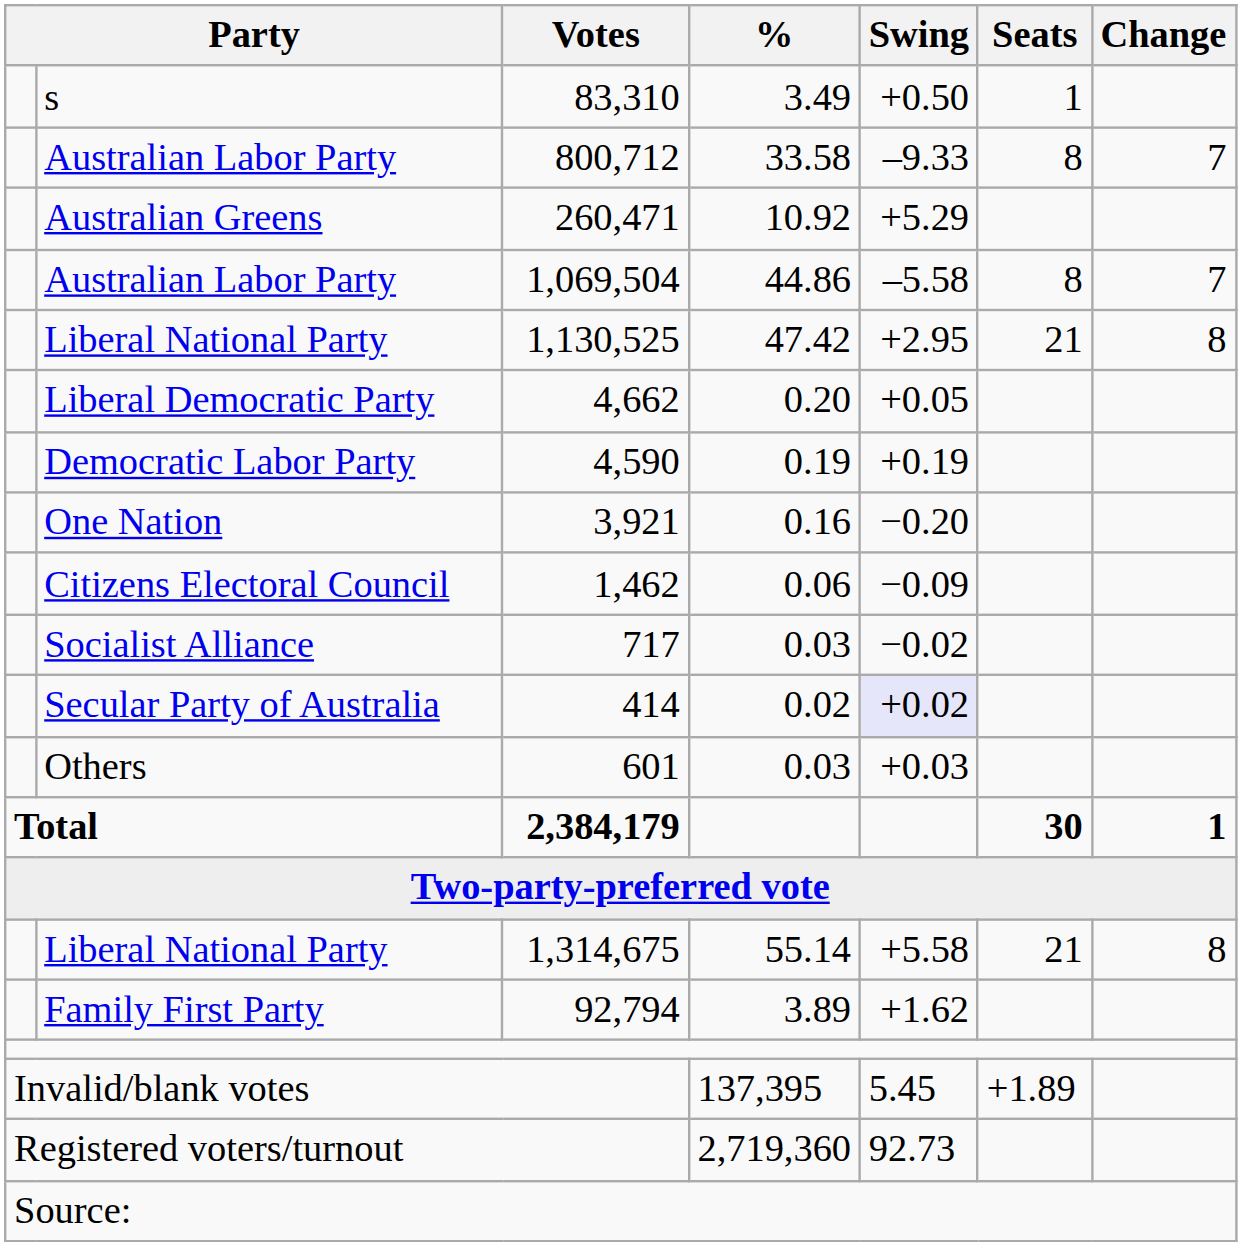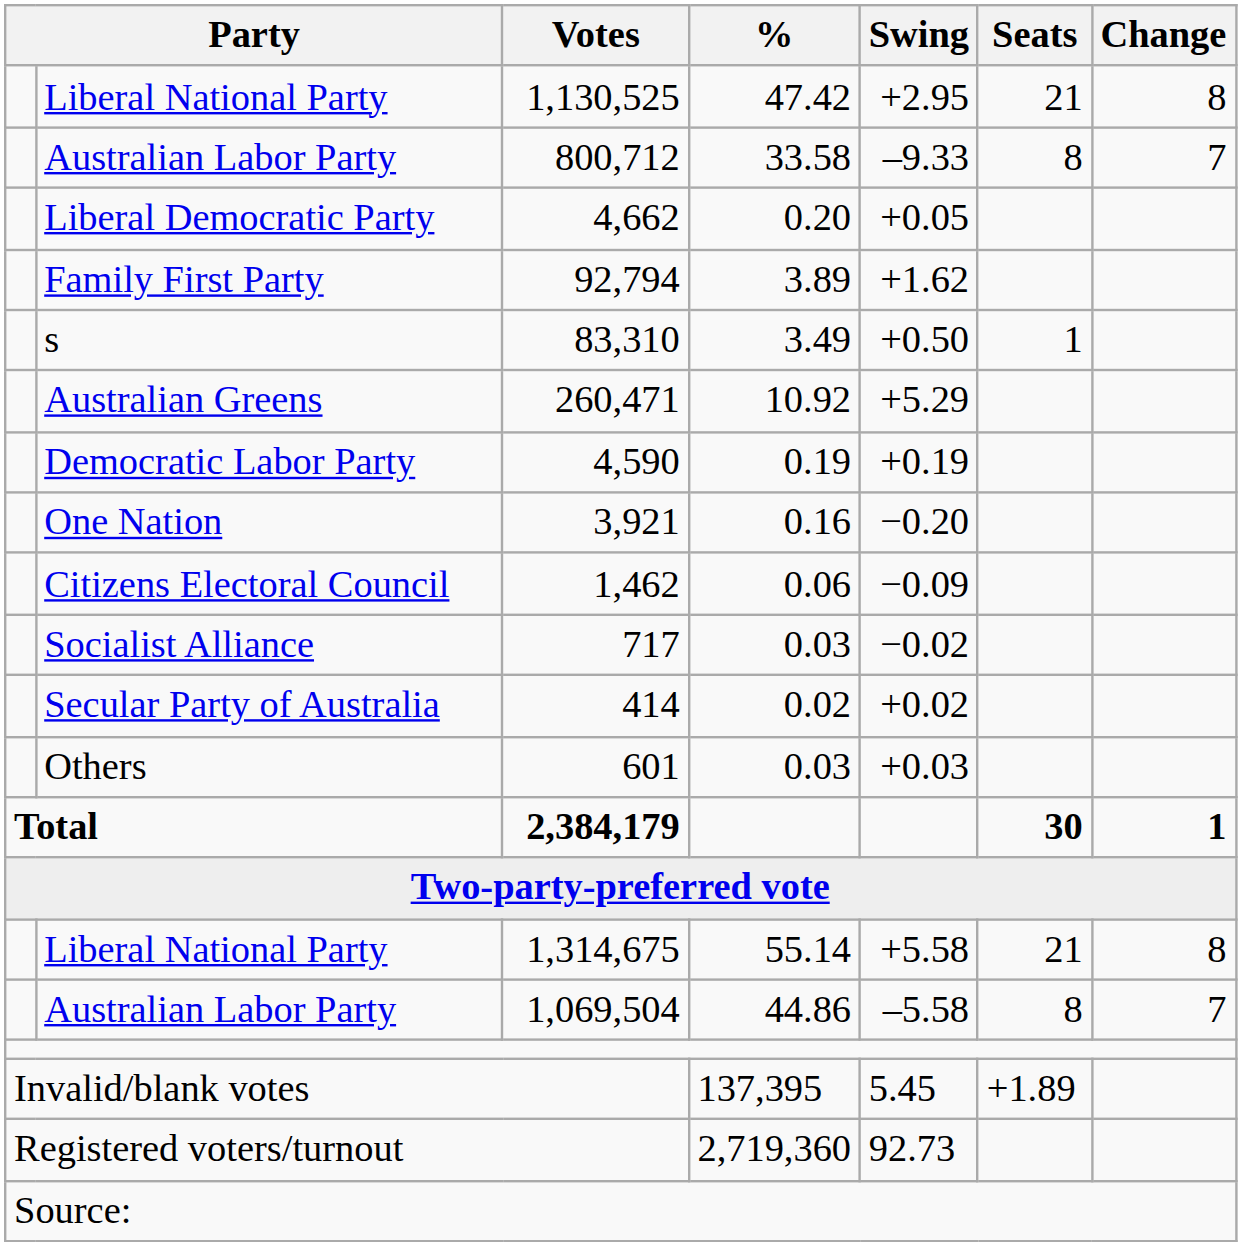rows swapped: (216, 339) <-> (52, 95)
rows swapped: (183, 217) <-> (239, 400)
rows swapped: (184, 1009) <-> (220, 278)
(925, 704) lavender background -> (925, 704) no background
